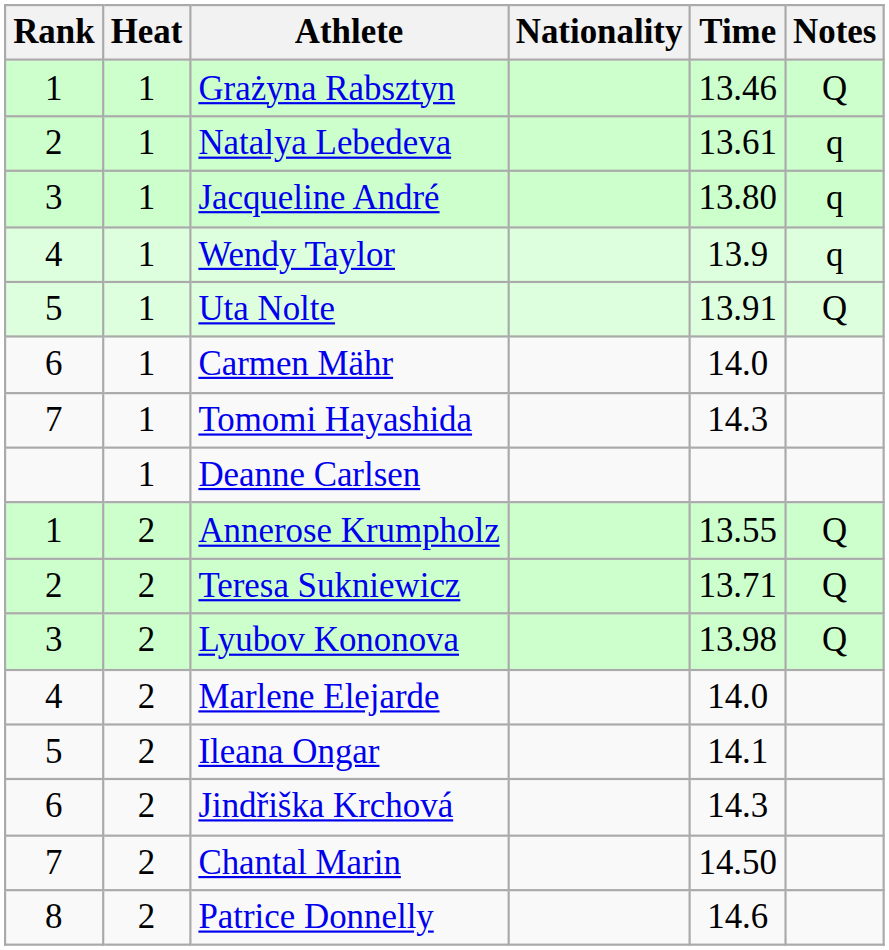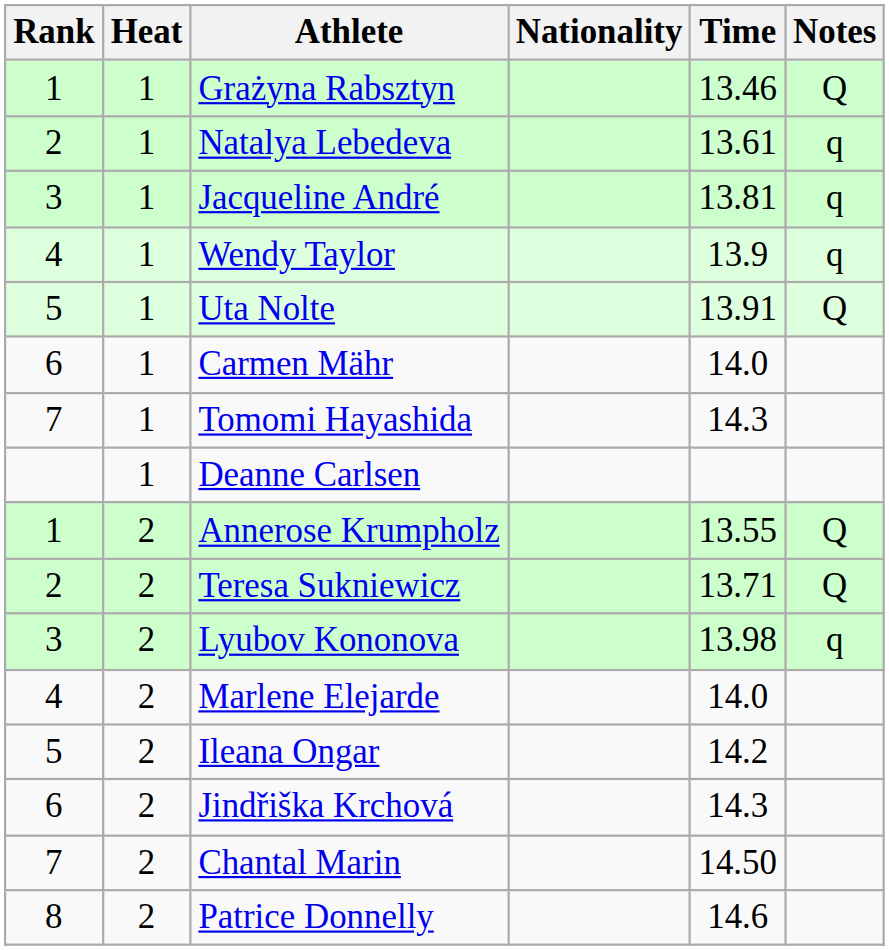(738, 198) 13.80 -> (738, 198) 13.81
(835, 640) Q -> (835, 640) q
(738, 751) 14.1 -> (738, 751) 14.2
